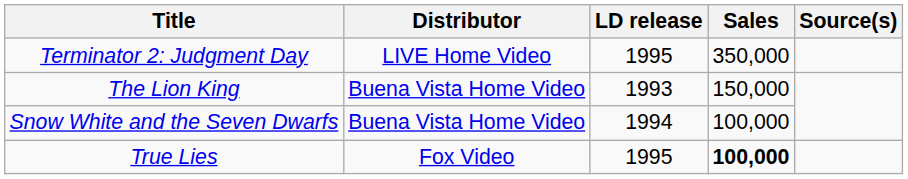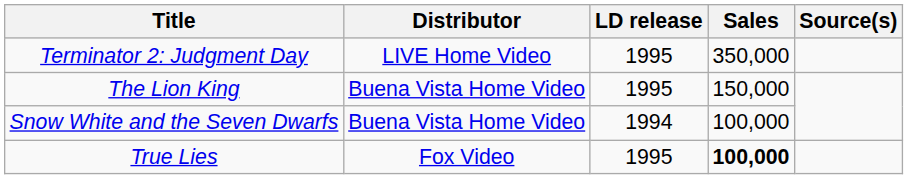(649, 88) 1993 -> (649, 88) 1995
